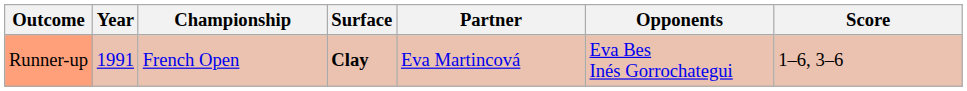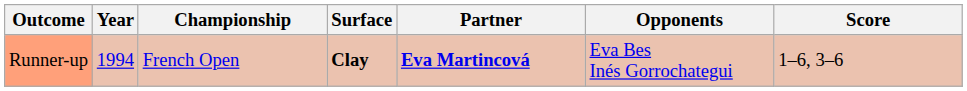(115, 60) 1991 -> (115, 60) 1994
(461, 60) normal -> (465, 60) bold
